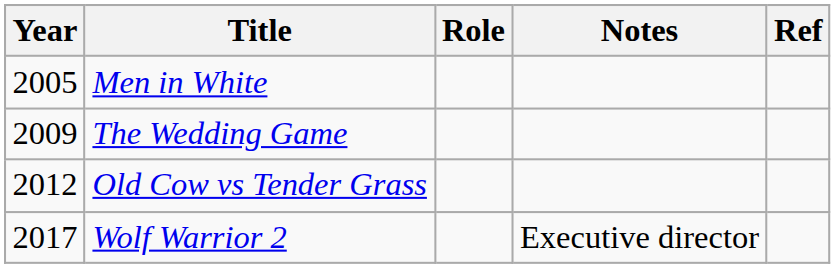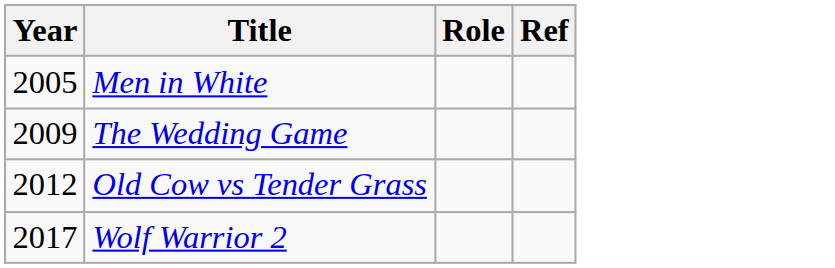- column: (639, 30)
